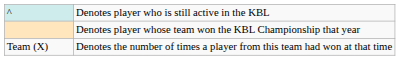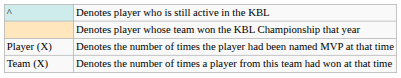+ row: (29, 47)
